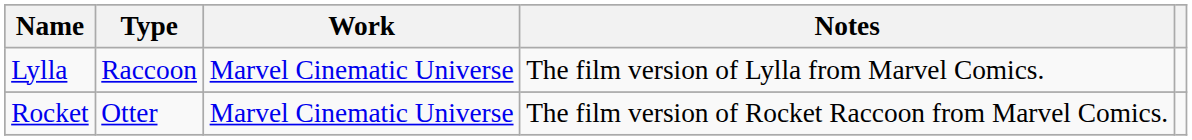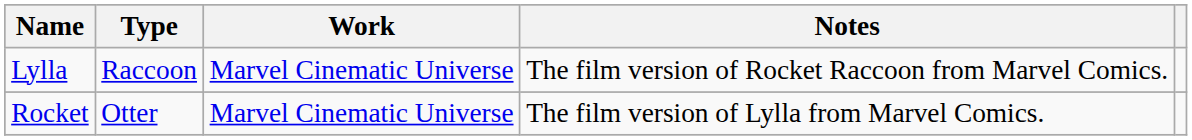(785, 69) The film version of Lylla from Marvel Comics. -> (847, 69) The film version of Rocket Raccoon from Marvel Comics.
(847, 112) The film version of Rocket Raccoon from Marvel Comics. -> (785, 112) The film version of Lylla from Marvel Comics.
